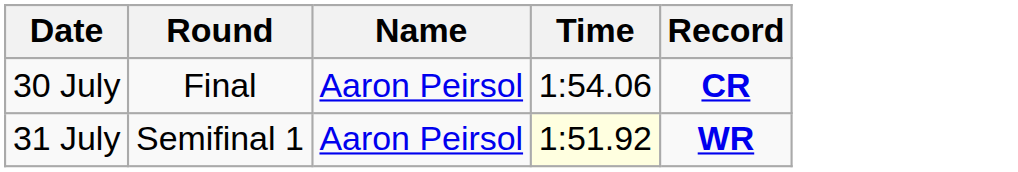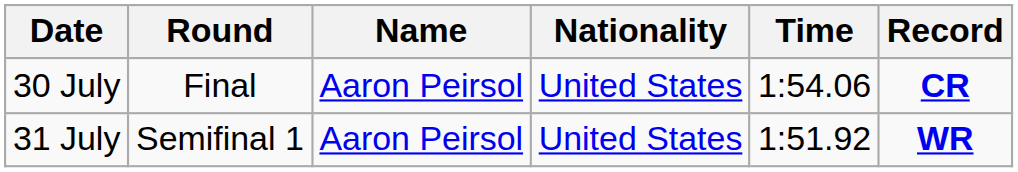+ column: (641, 31)
(595, 138) lightyellow background -> (815, 138) no background
